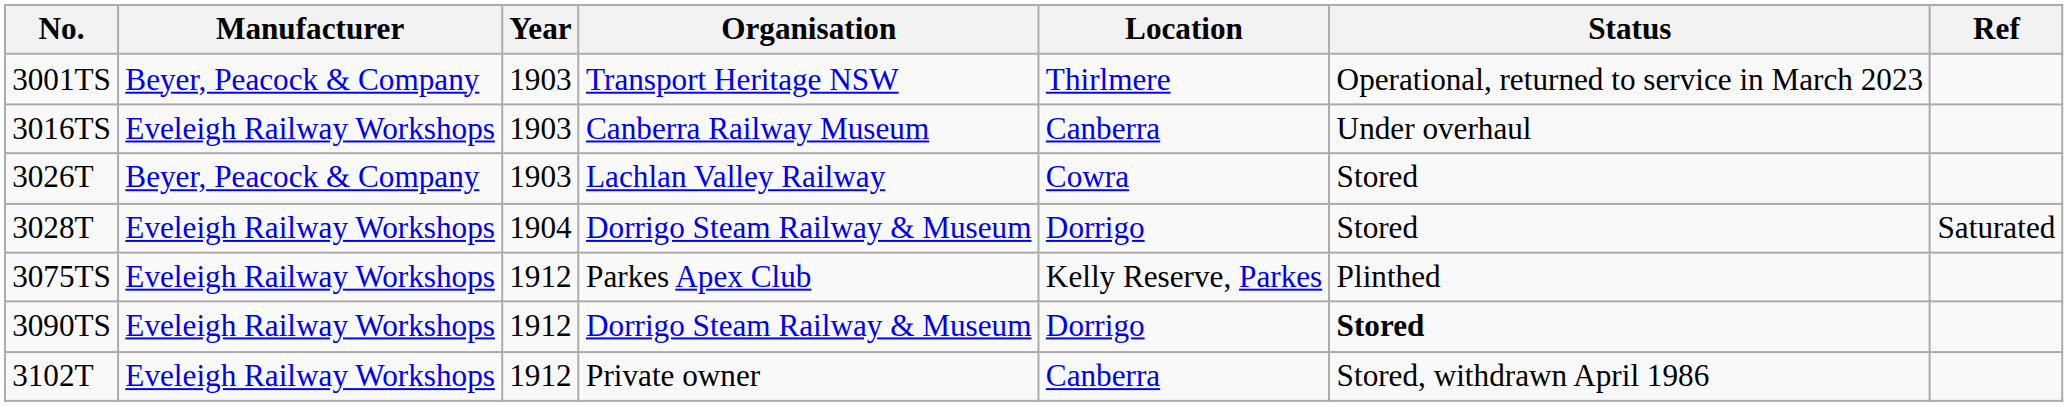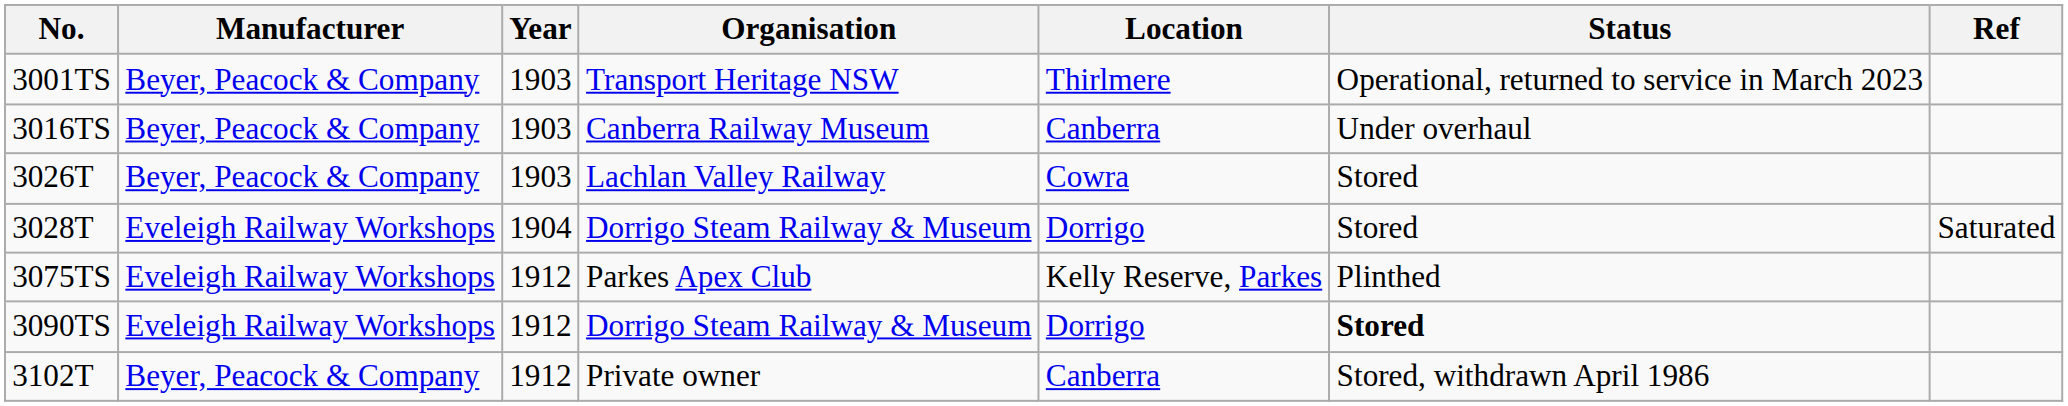(310, 128) Eveleigh Railway Workshops -> (302, 128) Beyer, Peacock & Company
(310, 375) Eveleigh Railway Workshops -> (302, 375) Beyer, Peacock & Company
